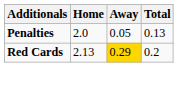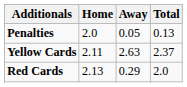+ row: (42, 52)
(120, 52) gold background -> (129, 71) no background
(152, 52) 0.2 -> (161, 71) 2.0
